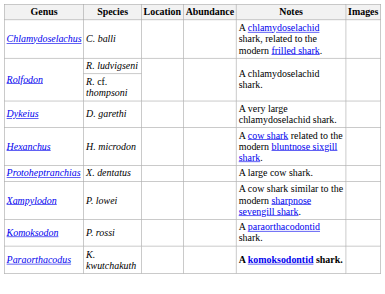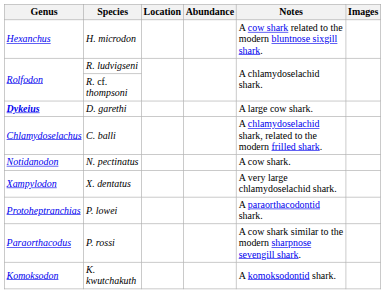rows swapped: (101, 39) <-> (111, 146)
(23, 114) normal -> (23, 108) bold
(288, 114) A very large chlamydoselachid shark. -> (276, 108) A large cow shark.
+ row: (112, 162)
(44, 173) Protoheptranchias -> (32, 183) Xampylodon
(276, 173) A large cow shark. -> (288, 183) A very large chlamydoselachid shark.
(32, 200) Xampylodon -> (44, 210) Protoheptranchias
(291, 200) A cow shark similar to the modern sharpnose sevengill shark. -> (279, 210) A paraorthacodontid shark.
(33, 233) Komoksodon -> (39, 243) Paraorthacodus
(279, 233) A paraorthacodontid shark. -> (291, 243) A cow shark similar to the modern sharpnose sevengill shark.
(39, 259) Paraorthacodus -> (33, 275) Komoksodon
(291, 259) bold -> (287, 275) normal
